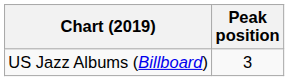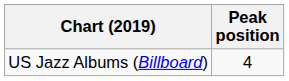(248, 62) 3 -> (248, 62) 4
